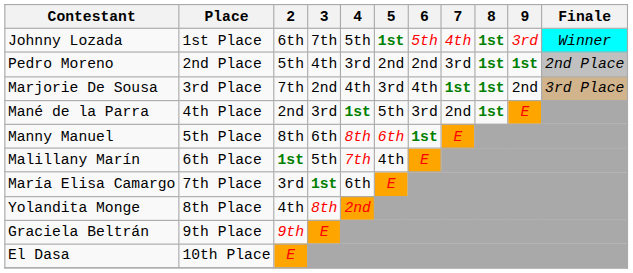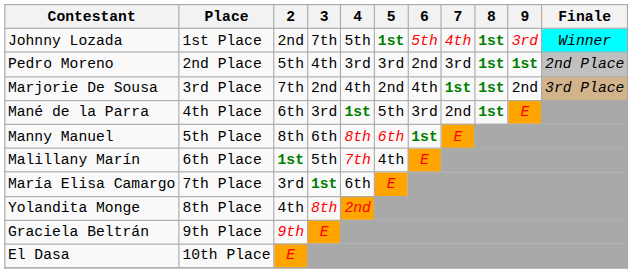(291, 40) 6th -> (291, 40) 2nd
(391, 64) 2nd -> (391, 64) 3rd
(391, 88) 3rd -> (391, 88) 2nd
(291, 112) 2nd -> (291, 112) 6th
